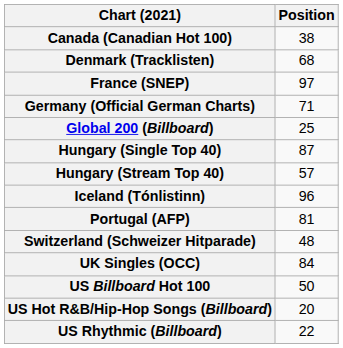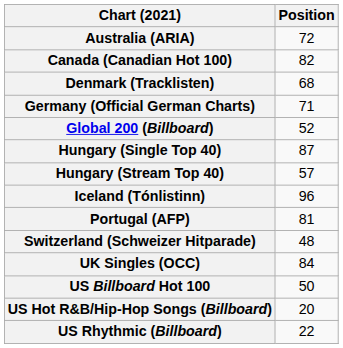+ row: (140, 38)
(307, 38) 38 -> (307, 60) 82
- row: (140, 83)
(307, 128) 25 -> (307, 128) 52
